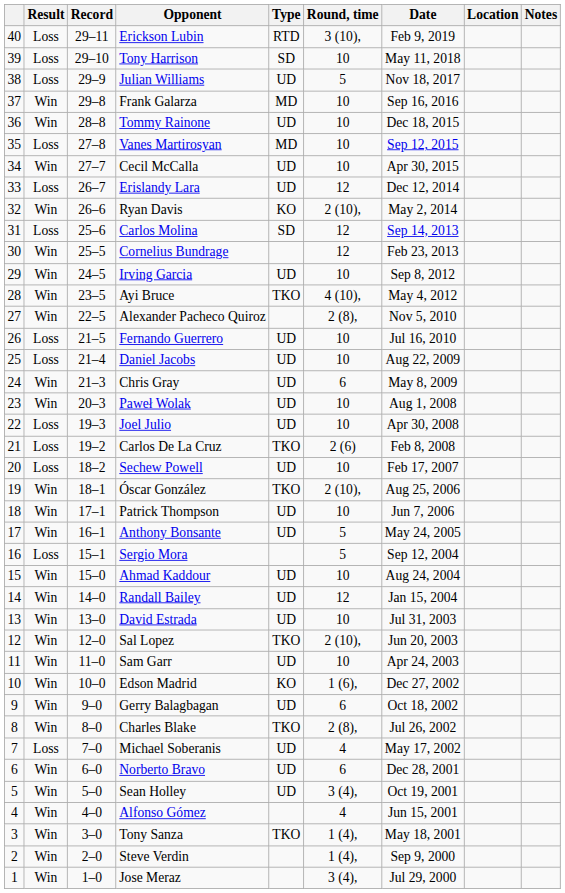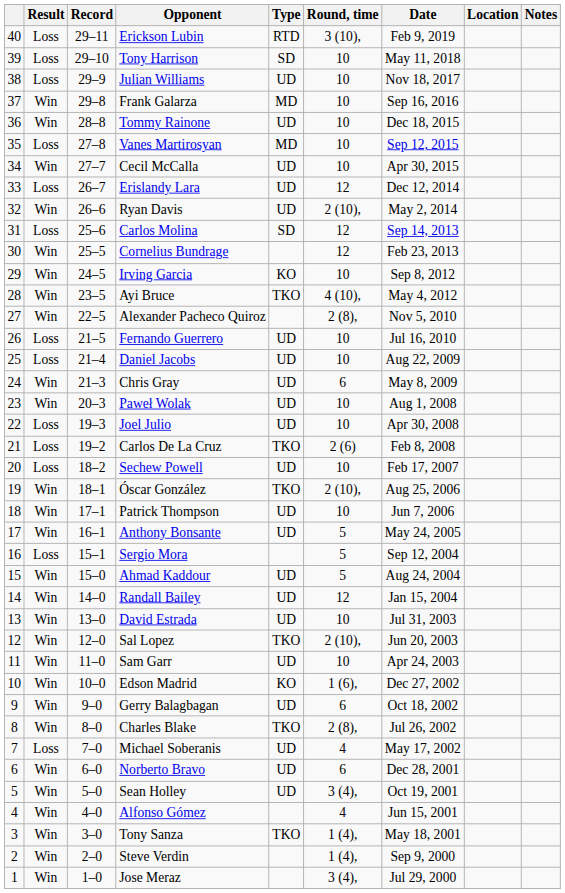(343, 79) 5 -> (343, 79) 10
(286, 209) KO -> (286, 209) UD
(286, 274) UD -> (286, 274) KO
(343, 576) 10 -> (343, 576) 5
